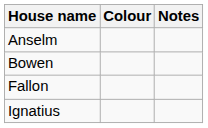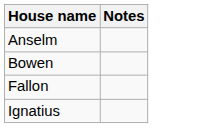- column: (127, 16)
